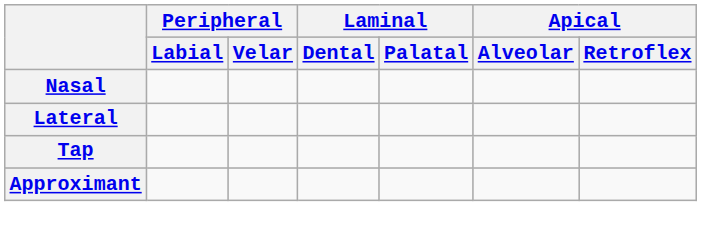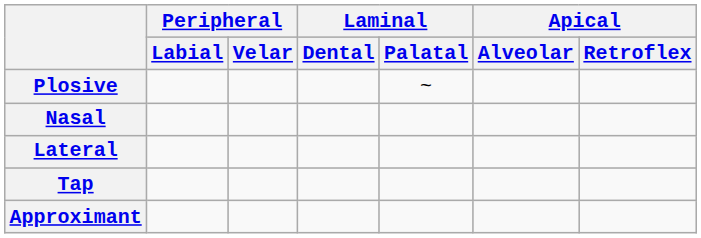+ row: (76, 86)
